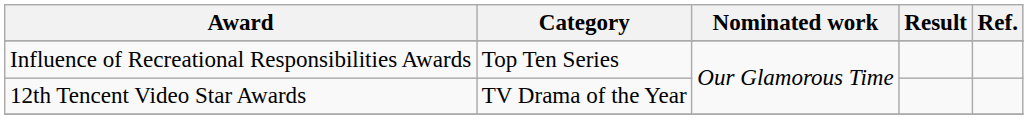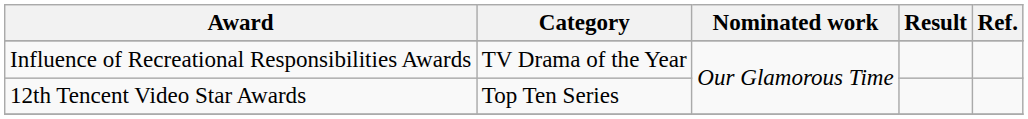(550, 59) Top Ten Series -> (584, 59) TV Drama of the Year
(584, 95) TV Drama of the Year -> (550, 95) Top Ten Series
